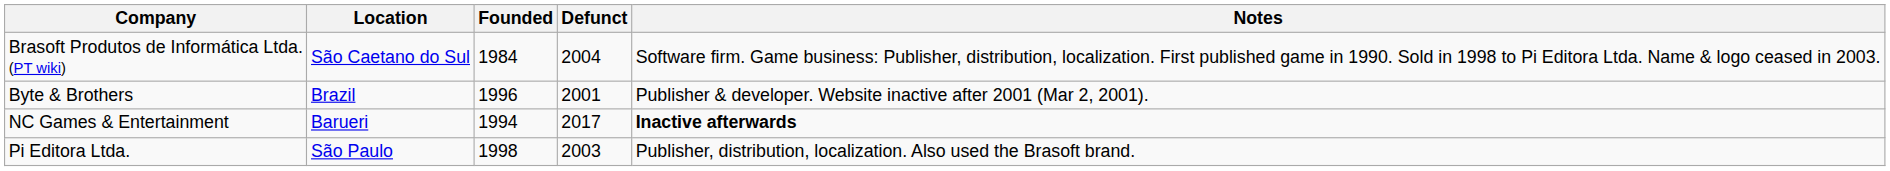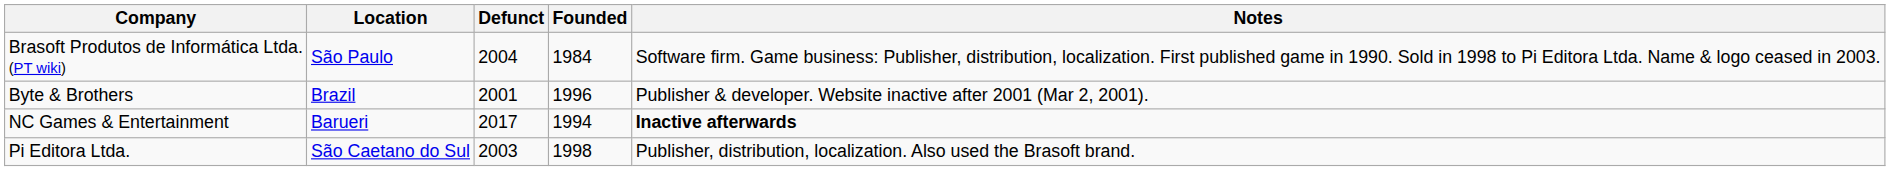columns swapped: (516, 18) <-> (594, 18)
(391, 56) São Caetano do Sul -> (352, 56) São Paulo
(352, 151) São Paulo -> (391, 151) São Caetano do Sul
